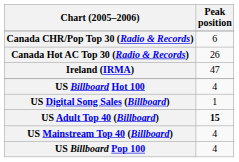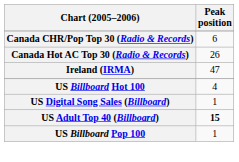- row: (100, 133)
(215, 149) 4 -> (215, 133) 1
